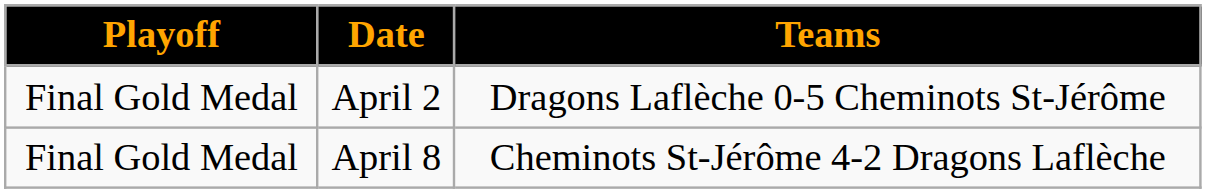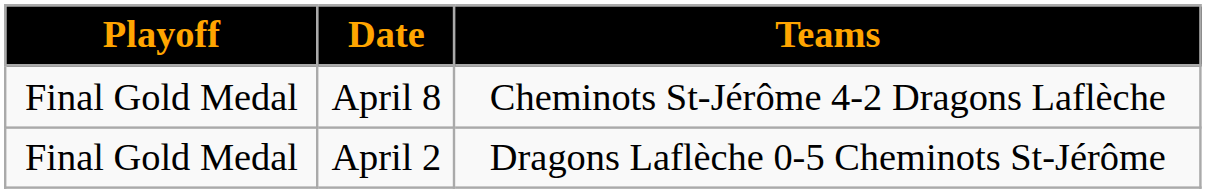rows swapped: (386, 95) <-> (386, 156)
